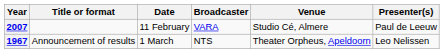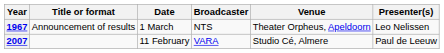rows swapped: (17, 42) <-> (17, 27)
